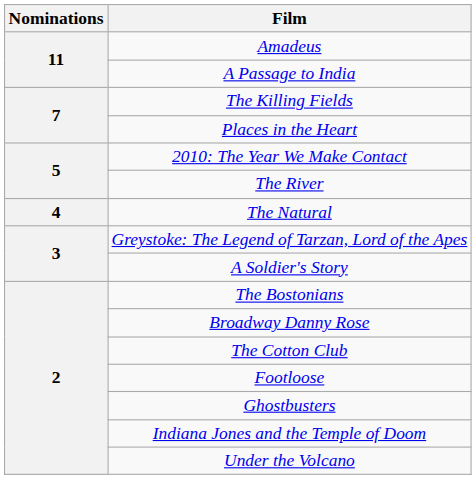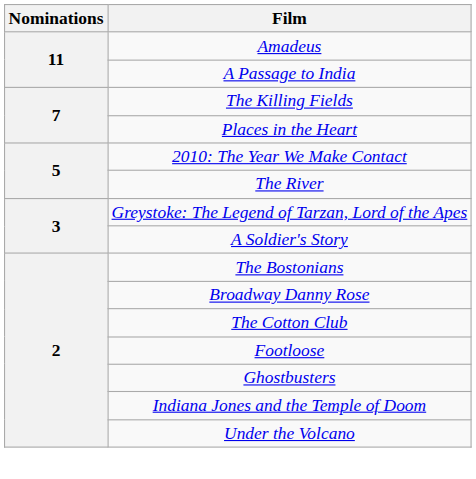- row: (289, 211)
